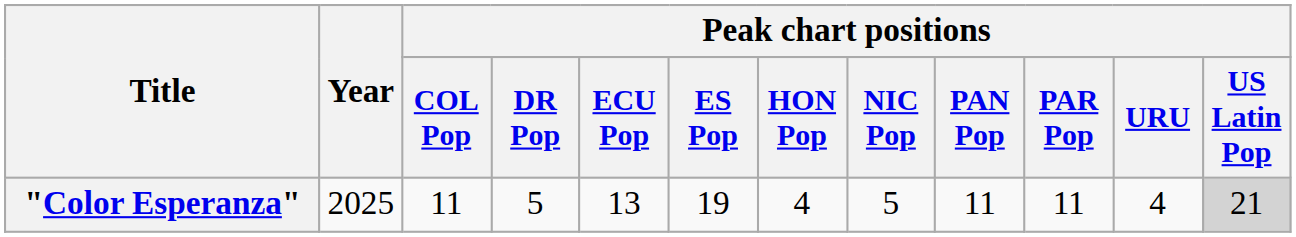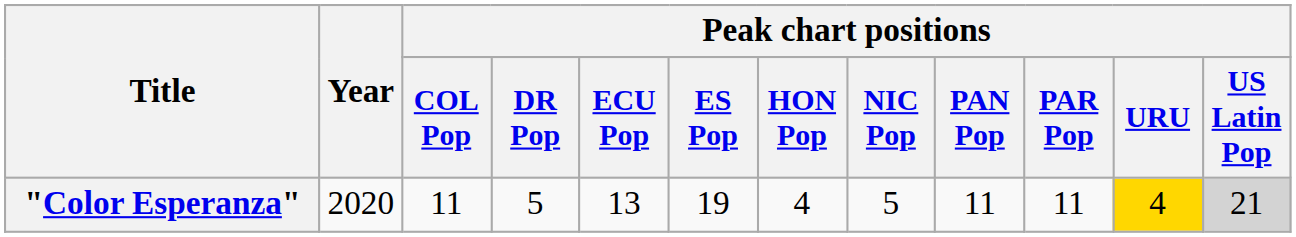(361, 203) 2025 -> (361, 203) 2020
(1158, 203) no background -> (1158, 203) gold background
